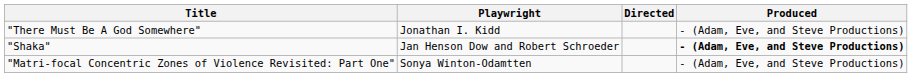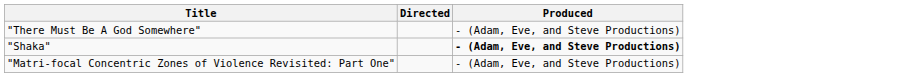- column: (510, 13)
